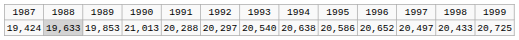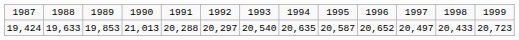(63, 28) lightgrey background -> (63, 28) no background
(299, 28) 20,638 -> (299, 28) 20,635
(338, 28) 20,586 -> (338, 28) 20,587
(495, 28) 20,725 -> (495, 28) 20,723
